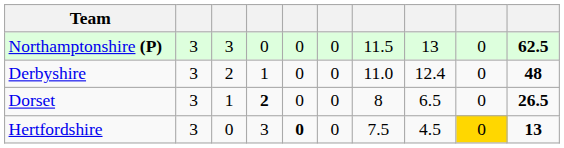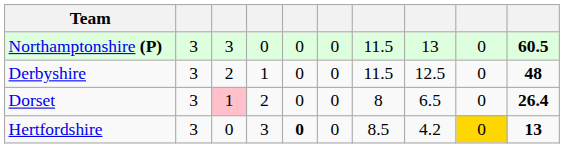(533, 45) 62.5 -> (533, 45) 60.5
(378, 73) 11.0 -> (378, 73) 11.5
(430, 73) 12.4 -> (430, 73) 12.5
(229, 101) no background -> (229, 101) pink background
(264, 101) bold -> (264, 101) normal
(533, 101) 26.5 -> (533, 101) 26.4
(378, 128) 7.5 -> (378, 128) 8.5
(430, 128) 4.5 -> (430, 128) 4.2
